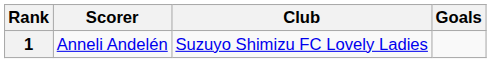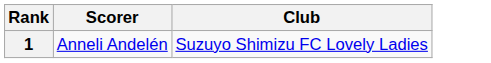- column: (459, 17)
